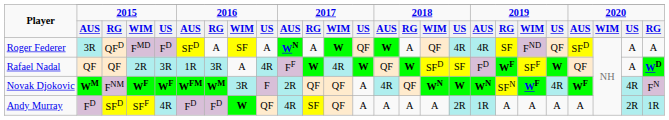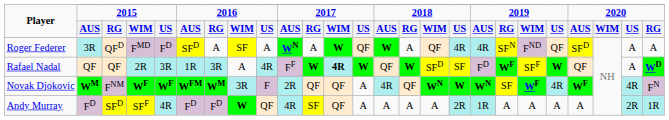(507, 46) SF -> (507, 46) SFN
(338, 66) normal -> (338, 66) bold
(507, 85) SFN -> (507, 85) SF
